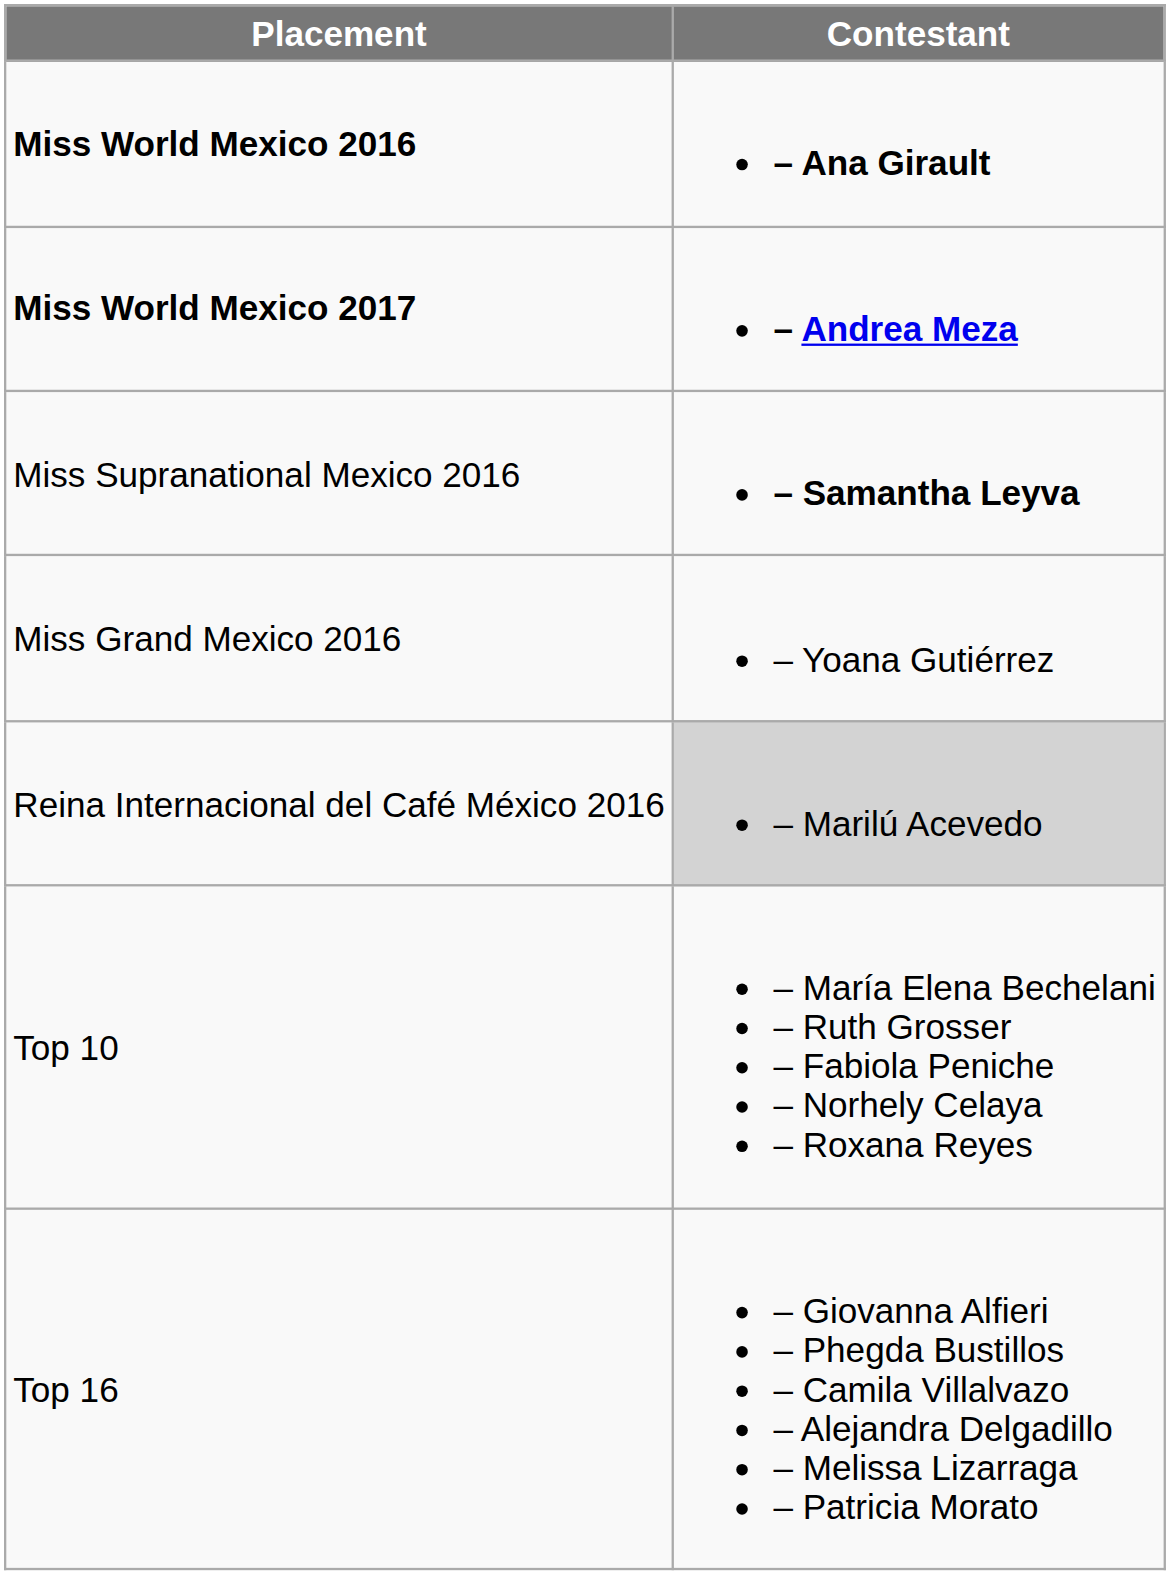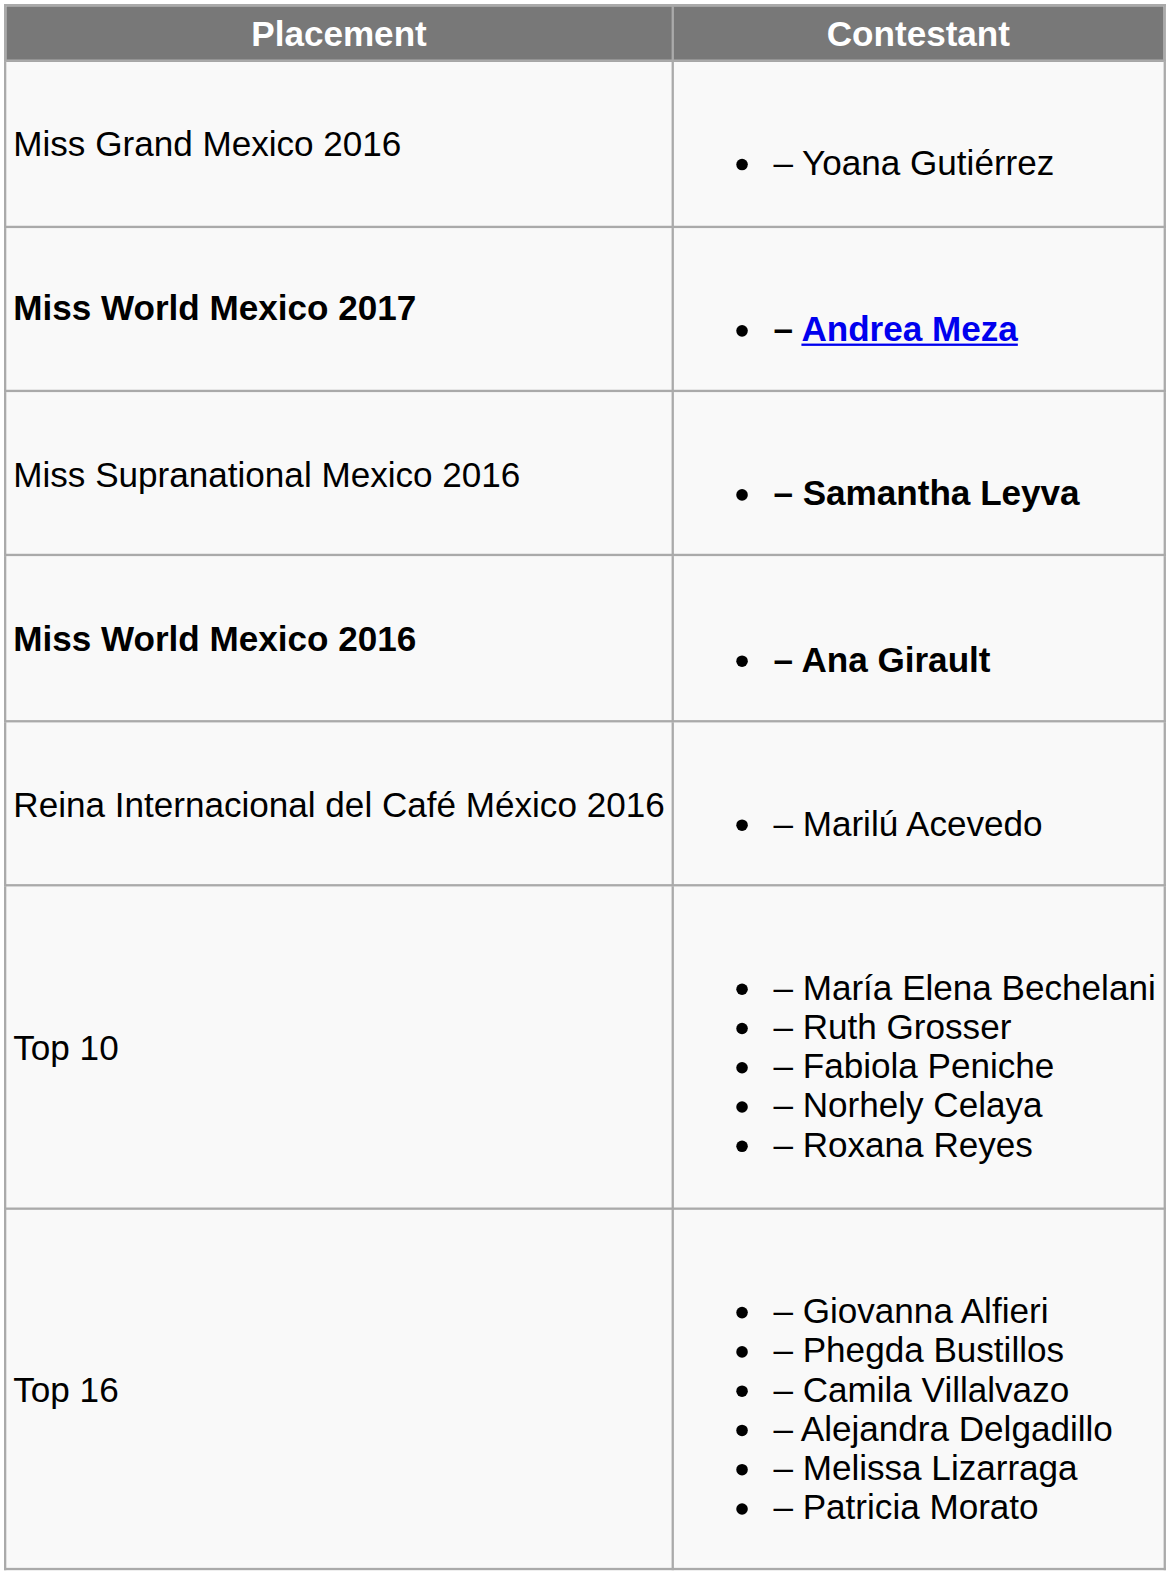rows swapped: (215, 143) <-> (207, 638)
(918, 823) lightgrey background -> (918, 823) no background
